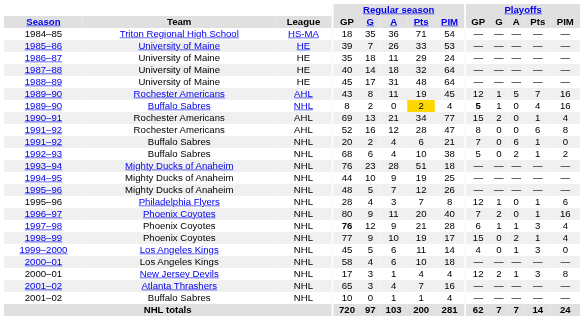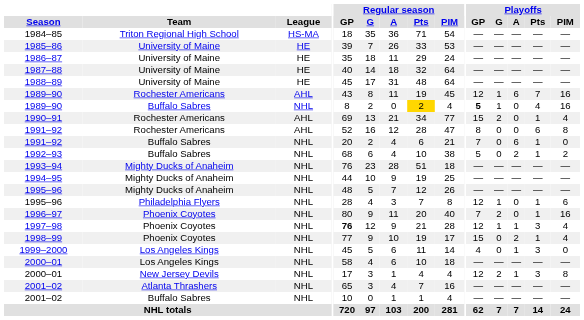(516, 94) 5 -> (516, 94) 6
(478, 226) 6 -> (478, 226) 12
